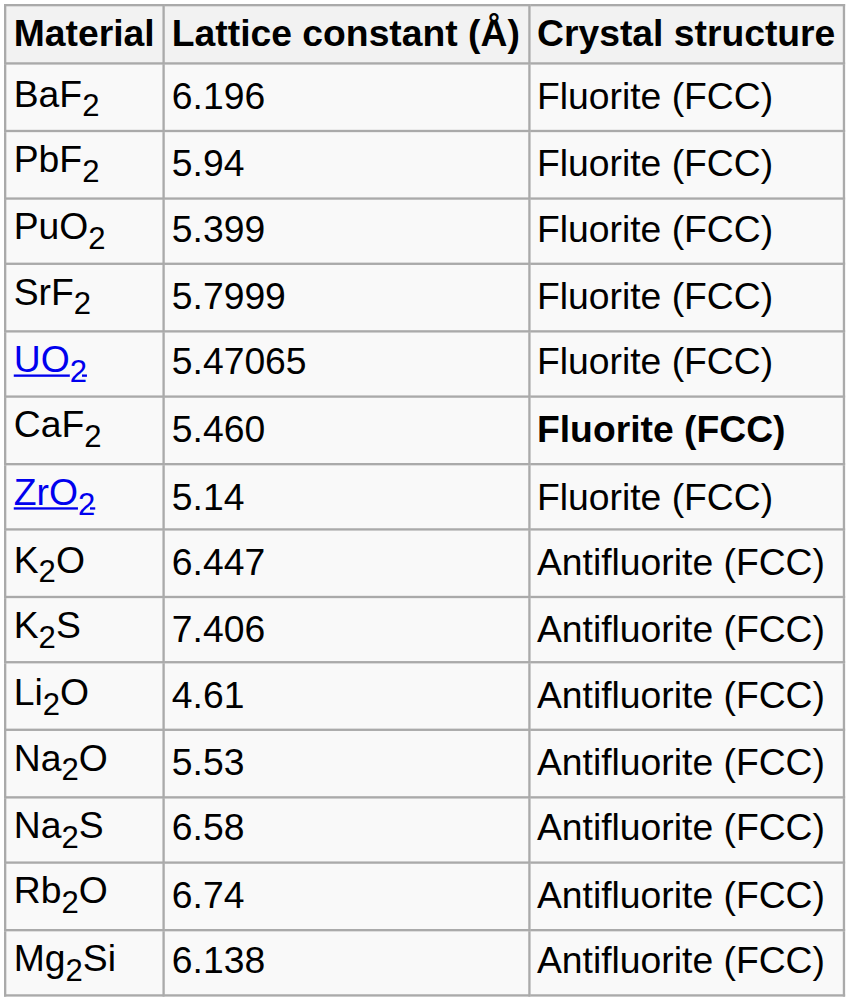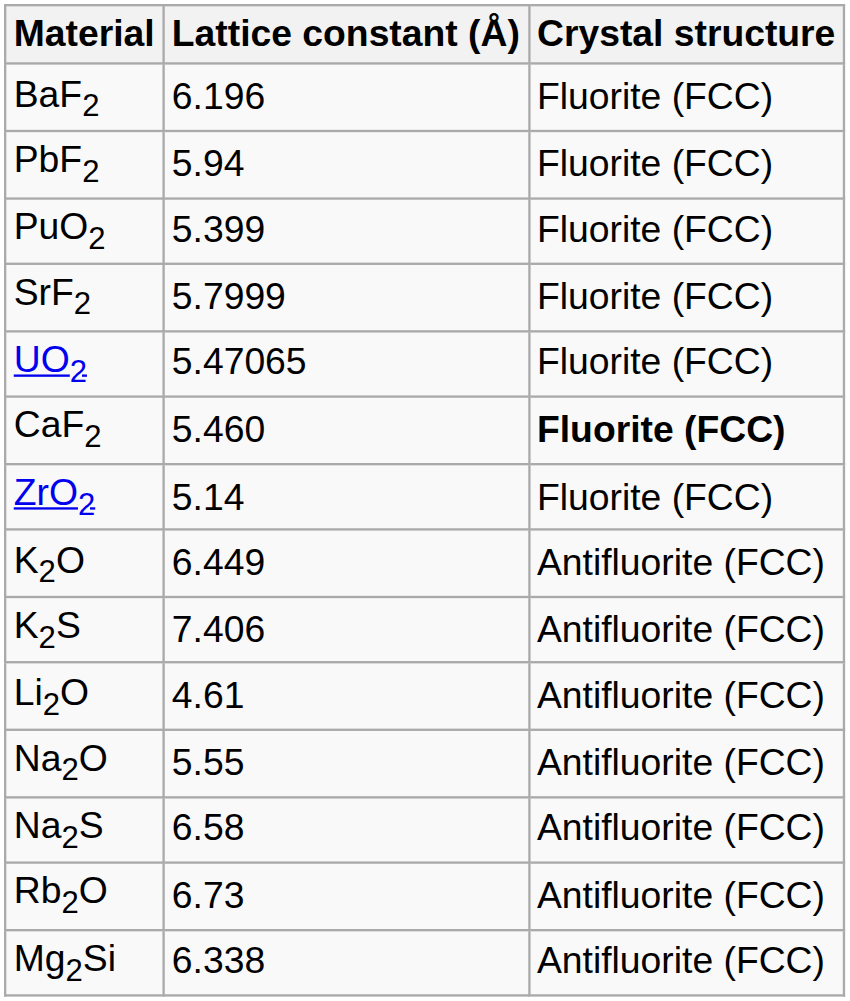(218, 562) 6.447 -> (218, 562) 6.449
(208, 762) 5.53 -> (208, 762) 5.55
(208, 895) 6.74 -> (208, 895) 6.73
(218, 962) 6.138 -> (218, 962) 6.338
